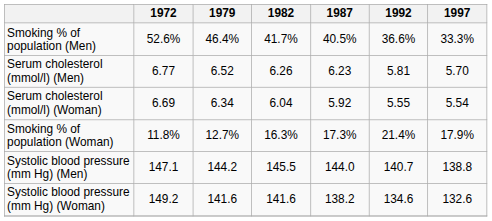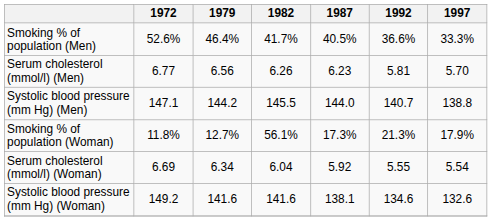(222, 71) 6.52 -> (222, 71) 6.56
rows swapped: (68, 167) <-> (55, 103)
(281, 135) 16.3% -> (281, 135) 56.1%
(398, 135) 21.4% -> (398, 135) 21.3%
(340, 199) 138.2 -> (340, 199) 138.1
